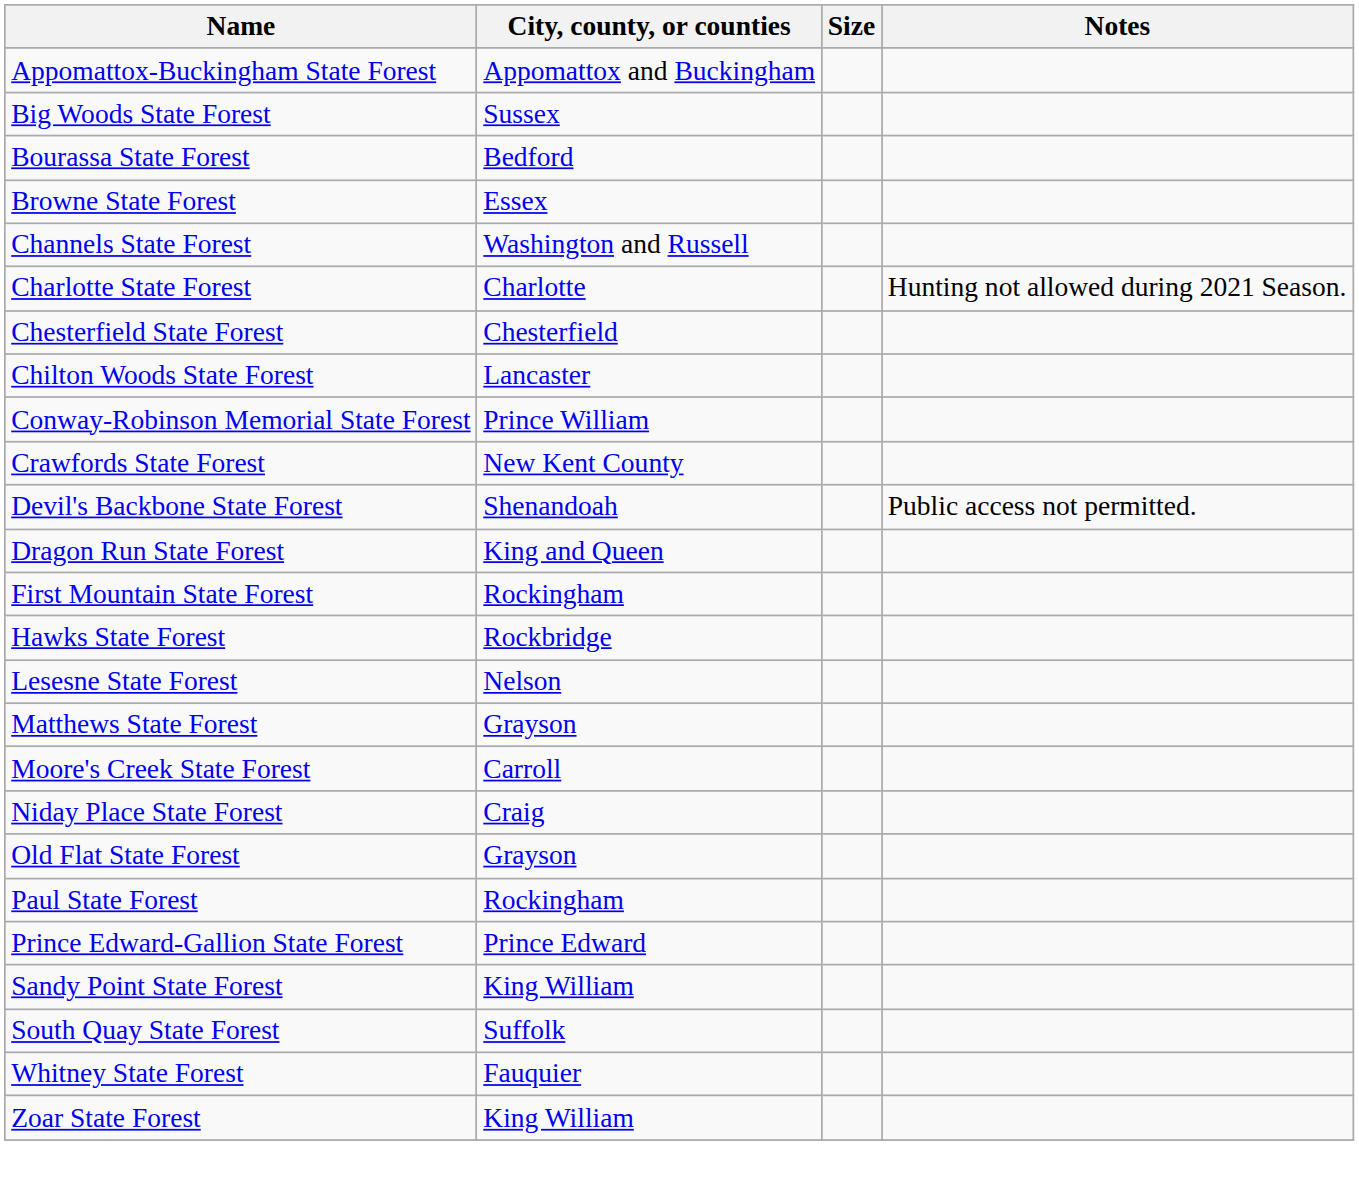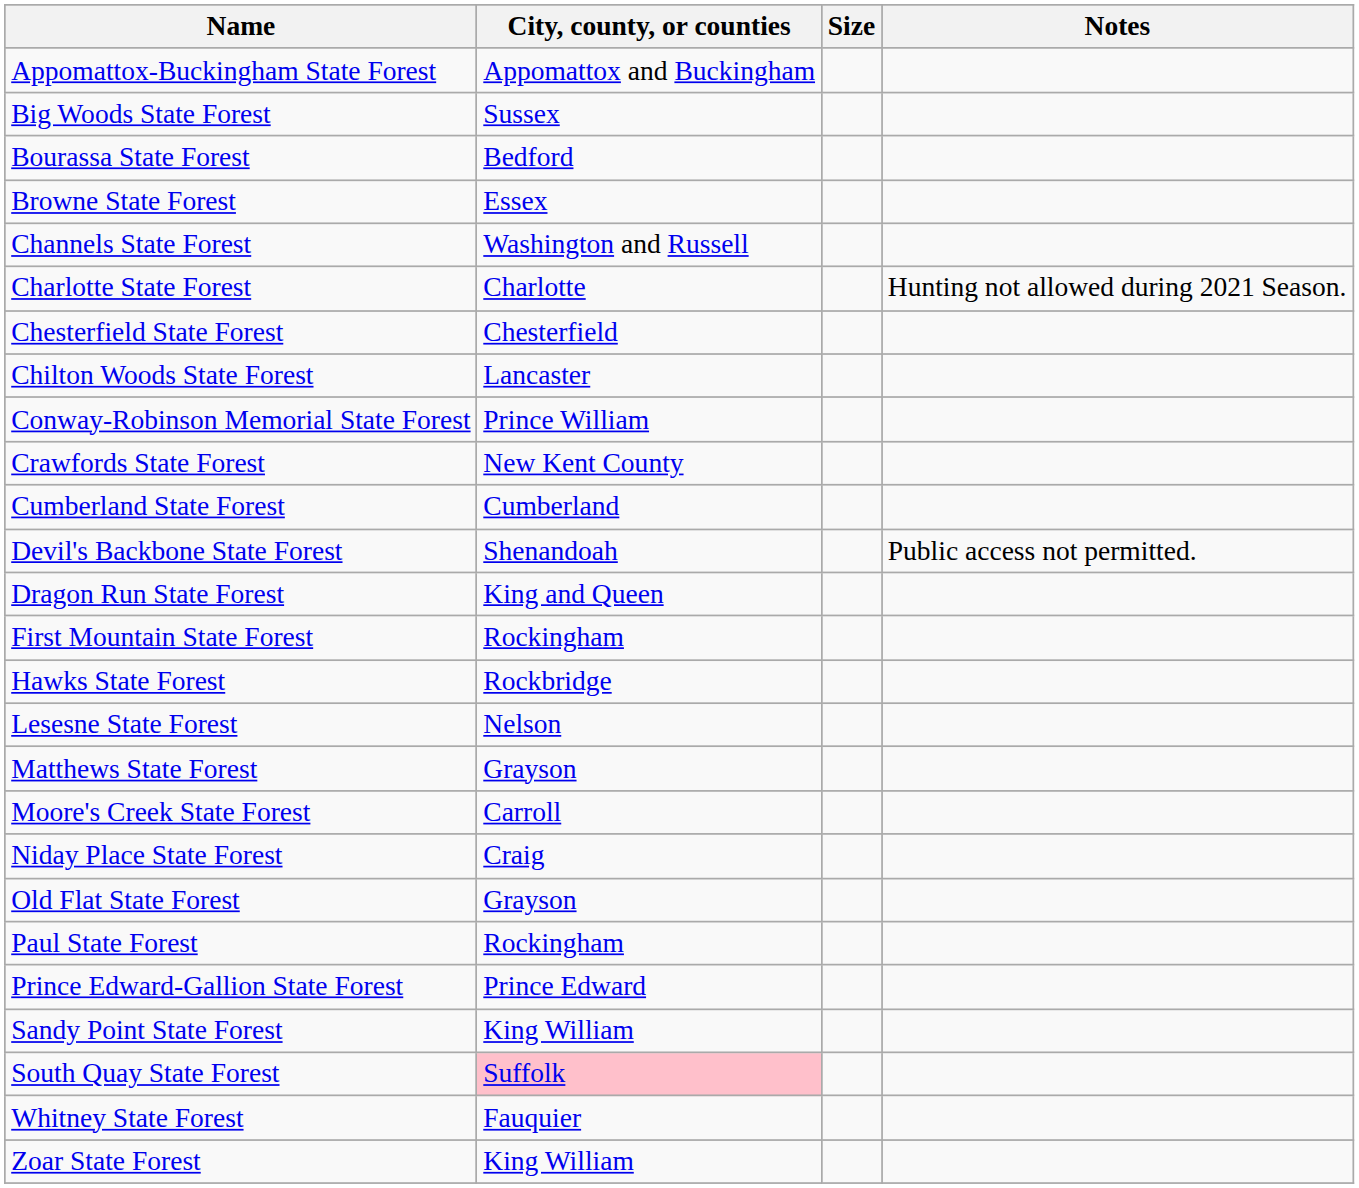+ row: (148, 506)
(524, 1030) no background -> (524, 1073) pink background
